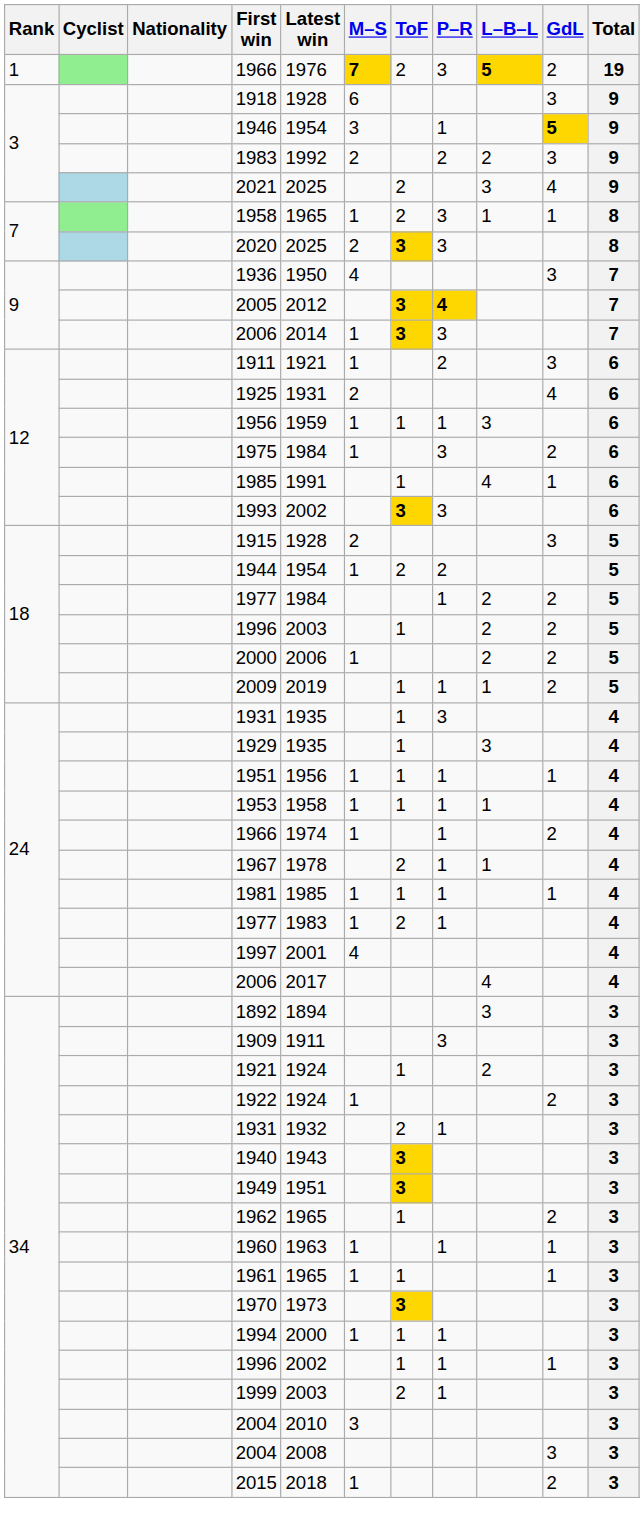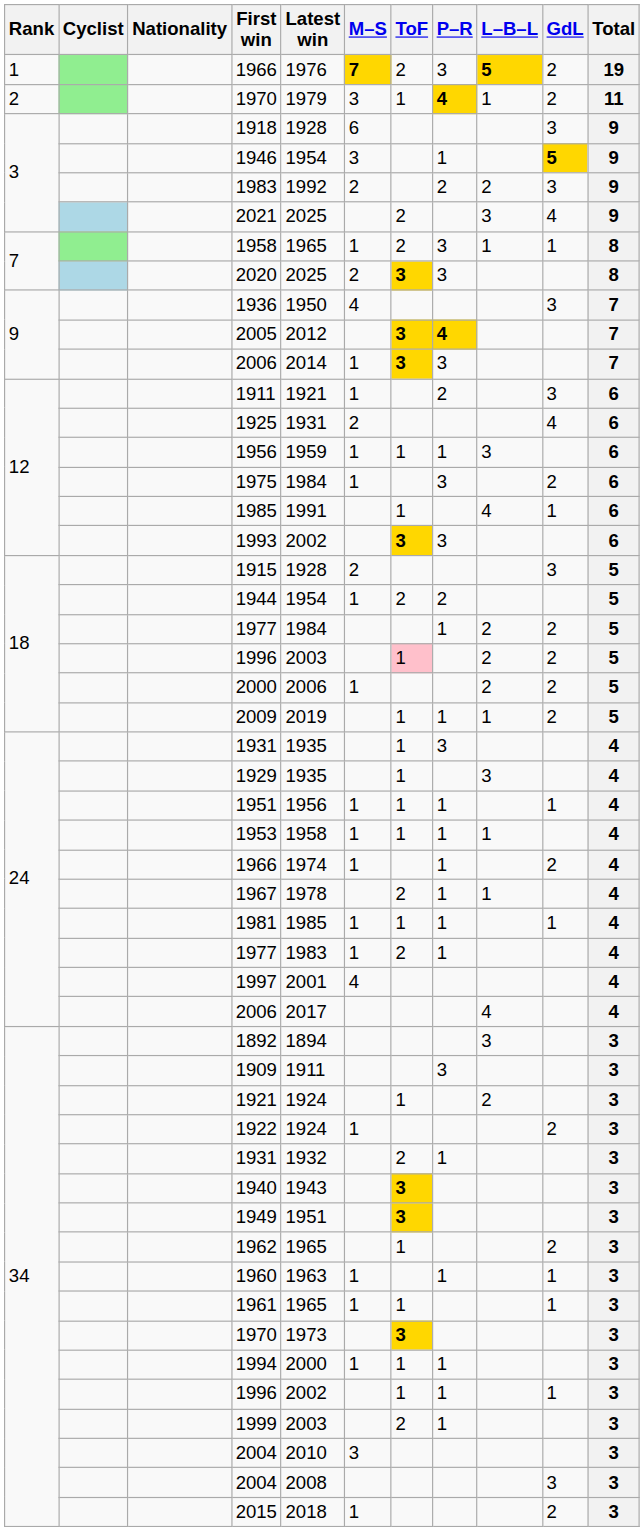+ row: (14, 98)
(401, 628) no background -> (401, 658) pink background
